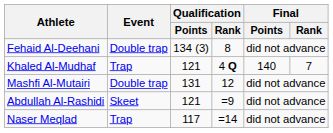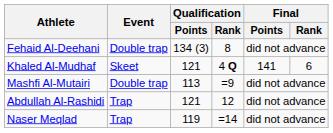(121, 66) Trap -> (124, 66) Skeet
(267, 66) 140 -> (267, 66) 141
(309, 66) 7 -> (309, 66) 6
(191, 84) 131 -> (191, 84) 113
(228, 84) 12 -> (228, 84) =9
(124, 101) Skeet -> (121, 101) Trap
(228, 101) =9 -> (228, 101) 12
(191, 119) 117 -> (191, 119) 119
